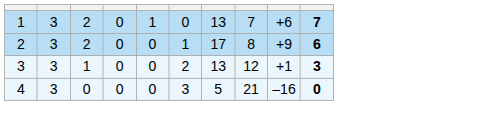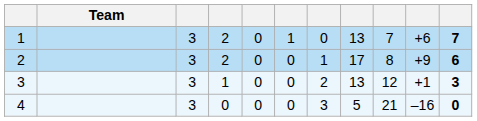+ column: (107, 15)
